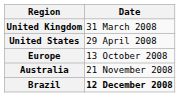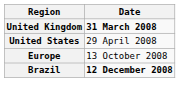(121, 26) normal -> (121, 26) bold
- row: (44, 70)
